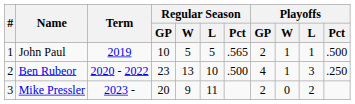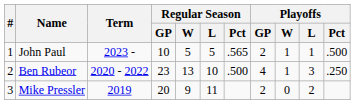(120, 52) 2019 -> (120, 52) 2023 -
(120, 90) 2023 - -> (120, 90) 2019
